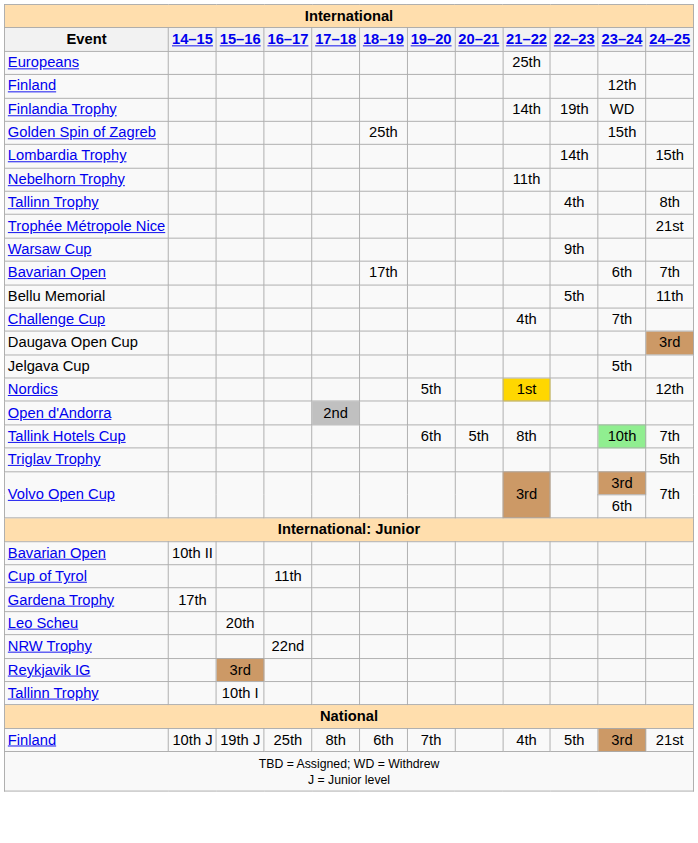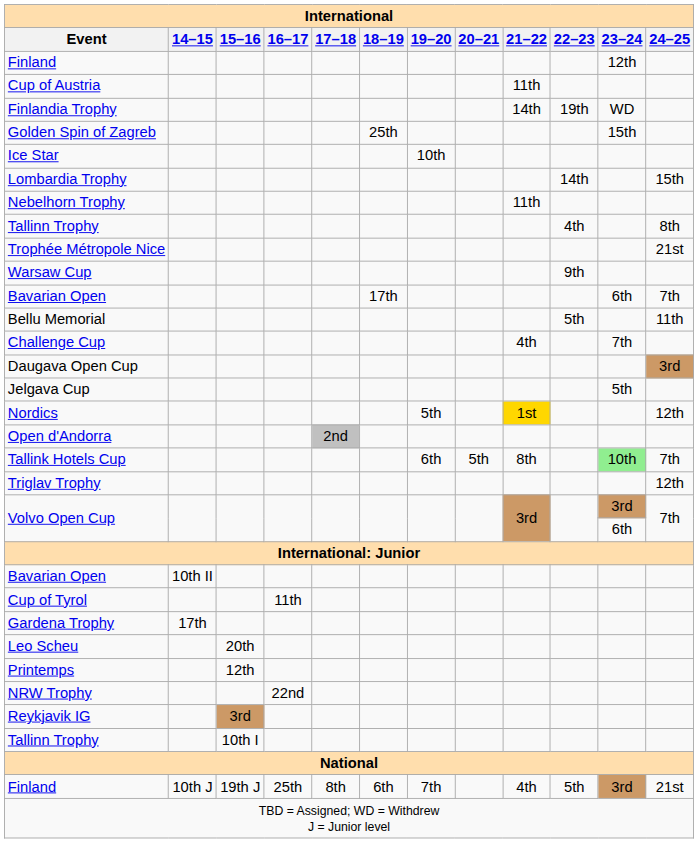- row: (43, 62)
+ row: (54, 86)
+ row: (33, 156)
(670, 459) 5th -> (670, 483) 12th
+ row: (41, 669)
